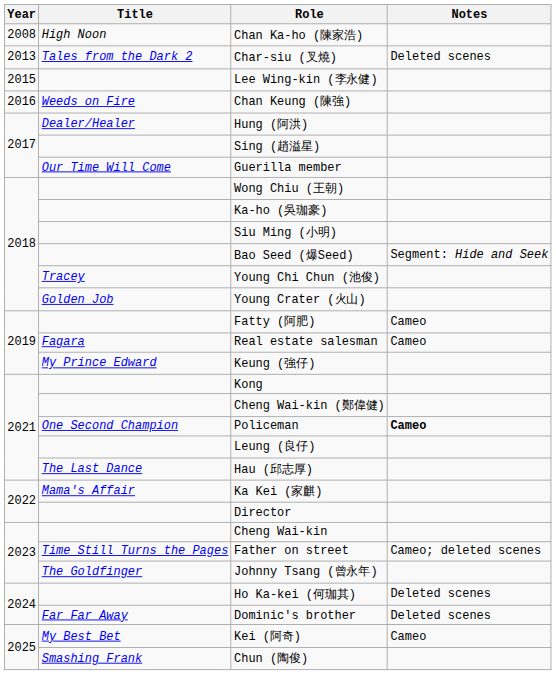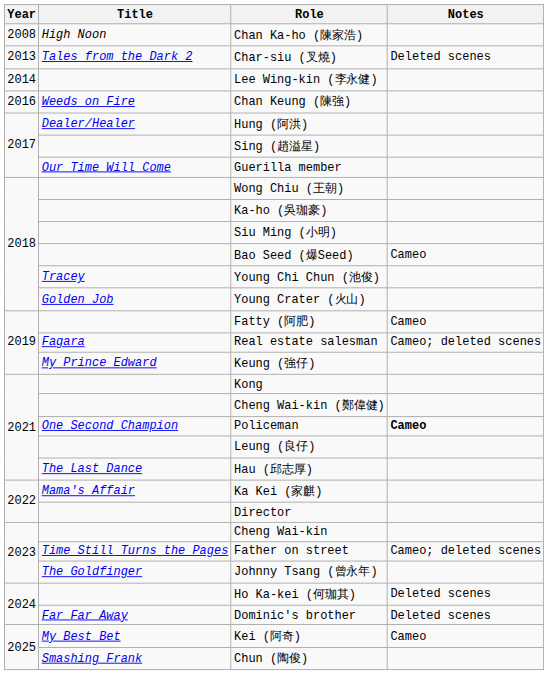(22, 80) 2015 -> (22, 80) 2014
(469, 255) Segment: Hide and Seek -> (408, 255) Cameo
(408, 342) Cameo -> (466, 342) Cameo; deleted scenes
